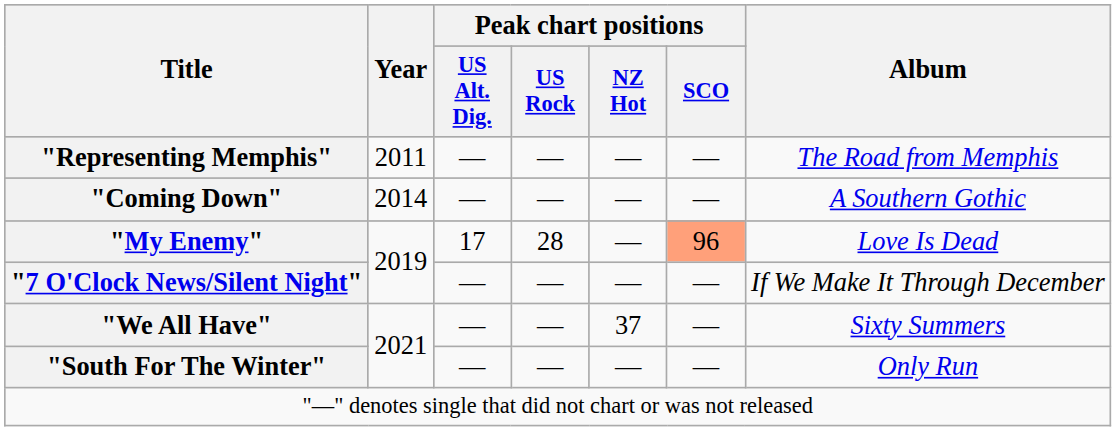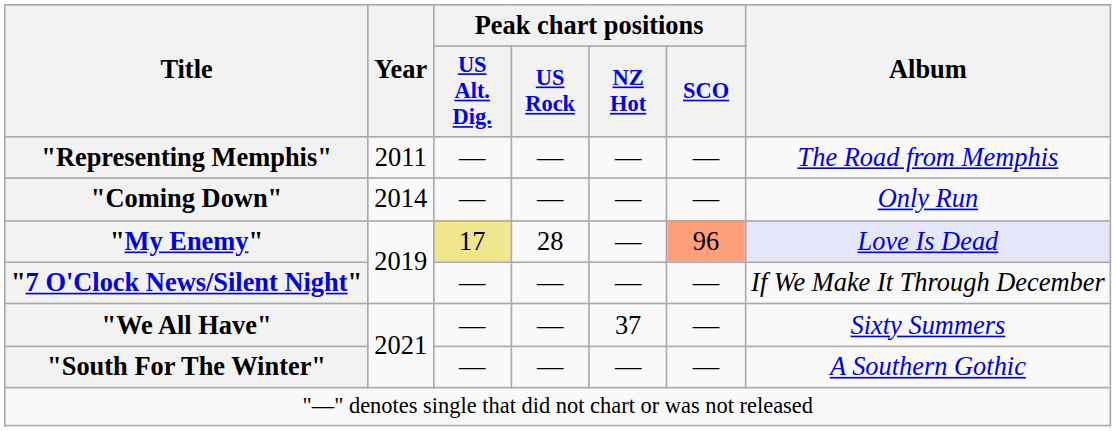(928, 198) A Southern Gothic -> (928, 198) Only Run
(472, 240) no background -> (472, 240) khaki background
(928, 240) no background -> (928, 240) lavender background
(928, 366) Only Run -> (928, 366) A Southern Gothic
